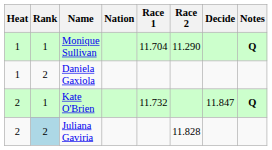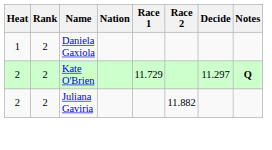- row: (81, 46)
(45, 103) 1 -> (45, 74) 2
(153, 103) 11.732 -> (149, 74) 11.729
(220, 103) 11.847 -> (216, 74) 11.297
(45, 131) lightblue background -> (45, 103) no background
(186, 131) 11.828 -> (182, 103) 11.882
